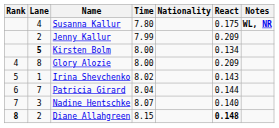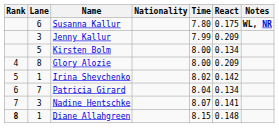columns swapped: (184, 11) <-> (144, 11)
(39, 24) 4 -> (39, 24) 6
(39, 37) 2 -> (39, 37) 3
(39, 50) bold -> (39, 50) normal
(227, 77) 0.143 -> (227, 77) 0.142
(227, 90) 0.144 -> (227, 90) 0.134
(227, 103) 0.140 -> (227, 103) 0.141
(39, 116) 2 -> (39, 116) 1
(227, 116) bold -> (227, 116) normal
